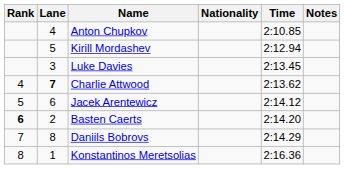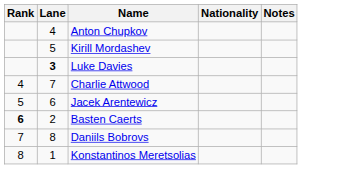- column: (282, 13)
(53, 66) normal -> (53, 66) bold
(53, 84) bold -> (53, 84) normal
